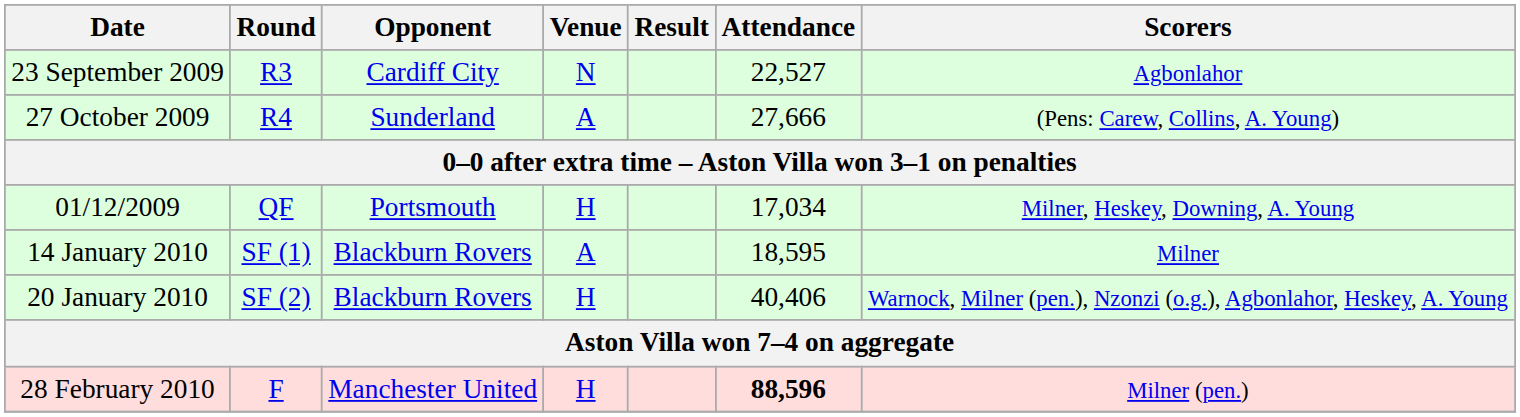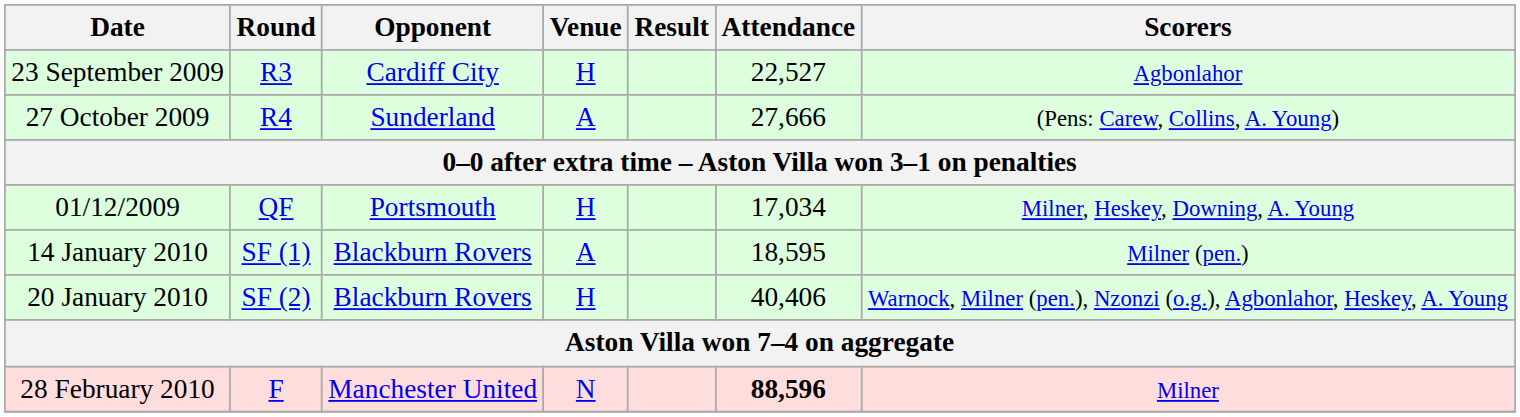(586, 72) N -> (586, 72) H
(1188, 255) Milner -> (1188, 255) Milner (pen.)
(586, 388) H -> (586, 388) N
(1188, 390) Milner (pen.) -> (1188, 390) Milner
